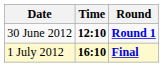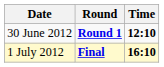columns swapped: (92, 14) <-> (134, 14)
